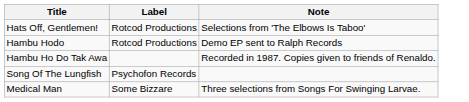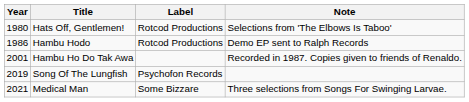+ column: (17, 12)
